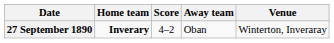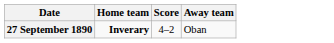- column: (283, 12)
